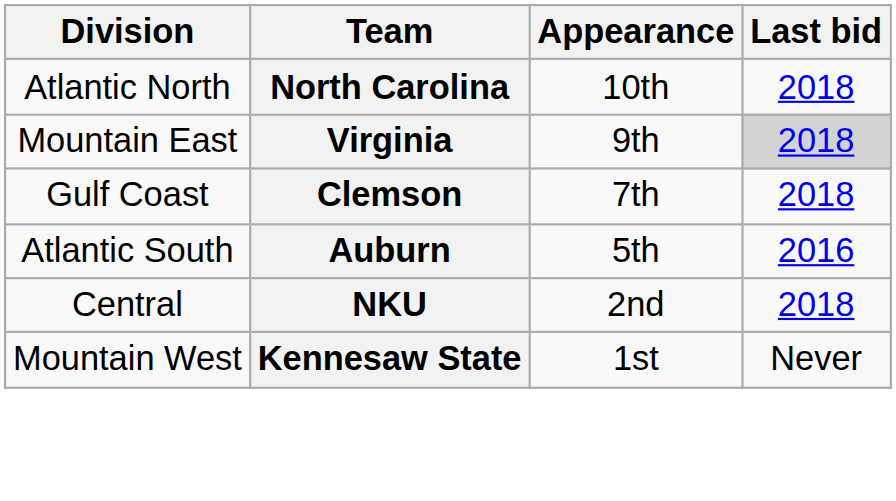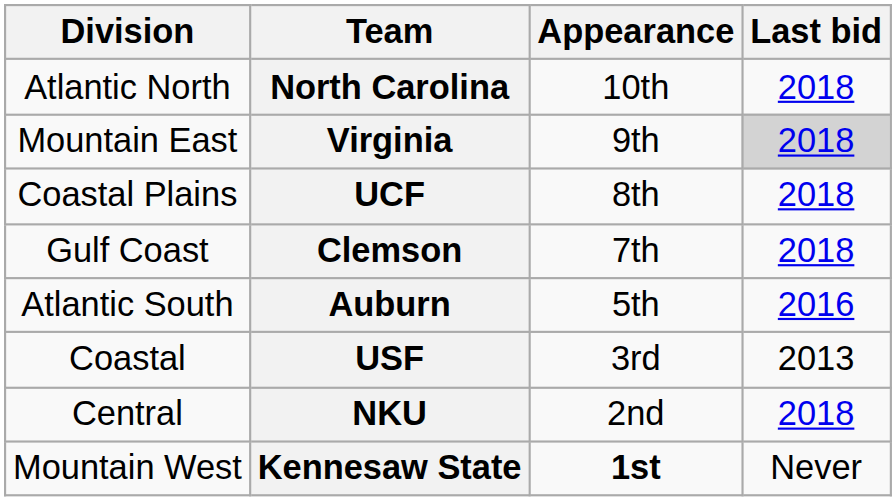+ row: (390, 195)
+ row: (390, 359)
(636, 359) normal -> (636, 468) bold
